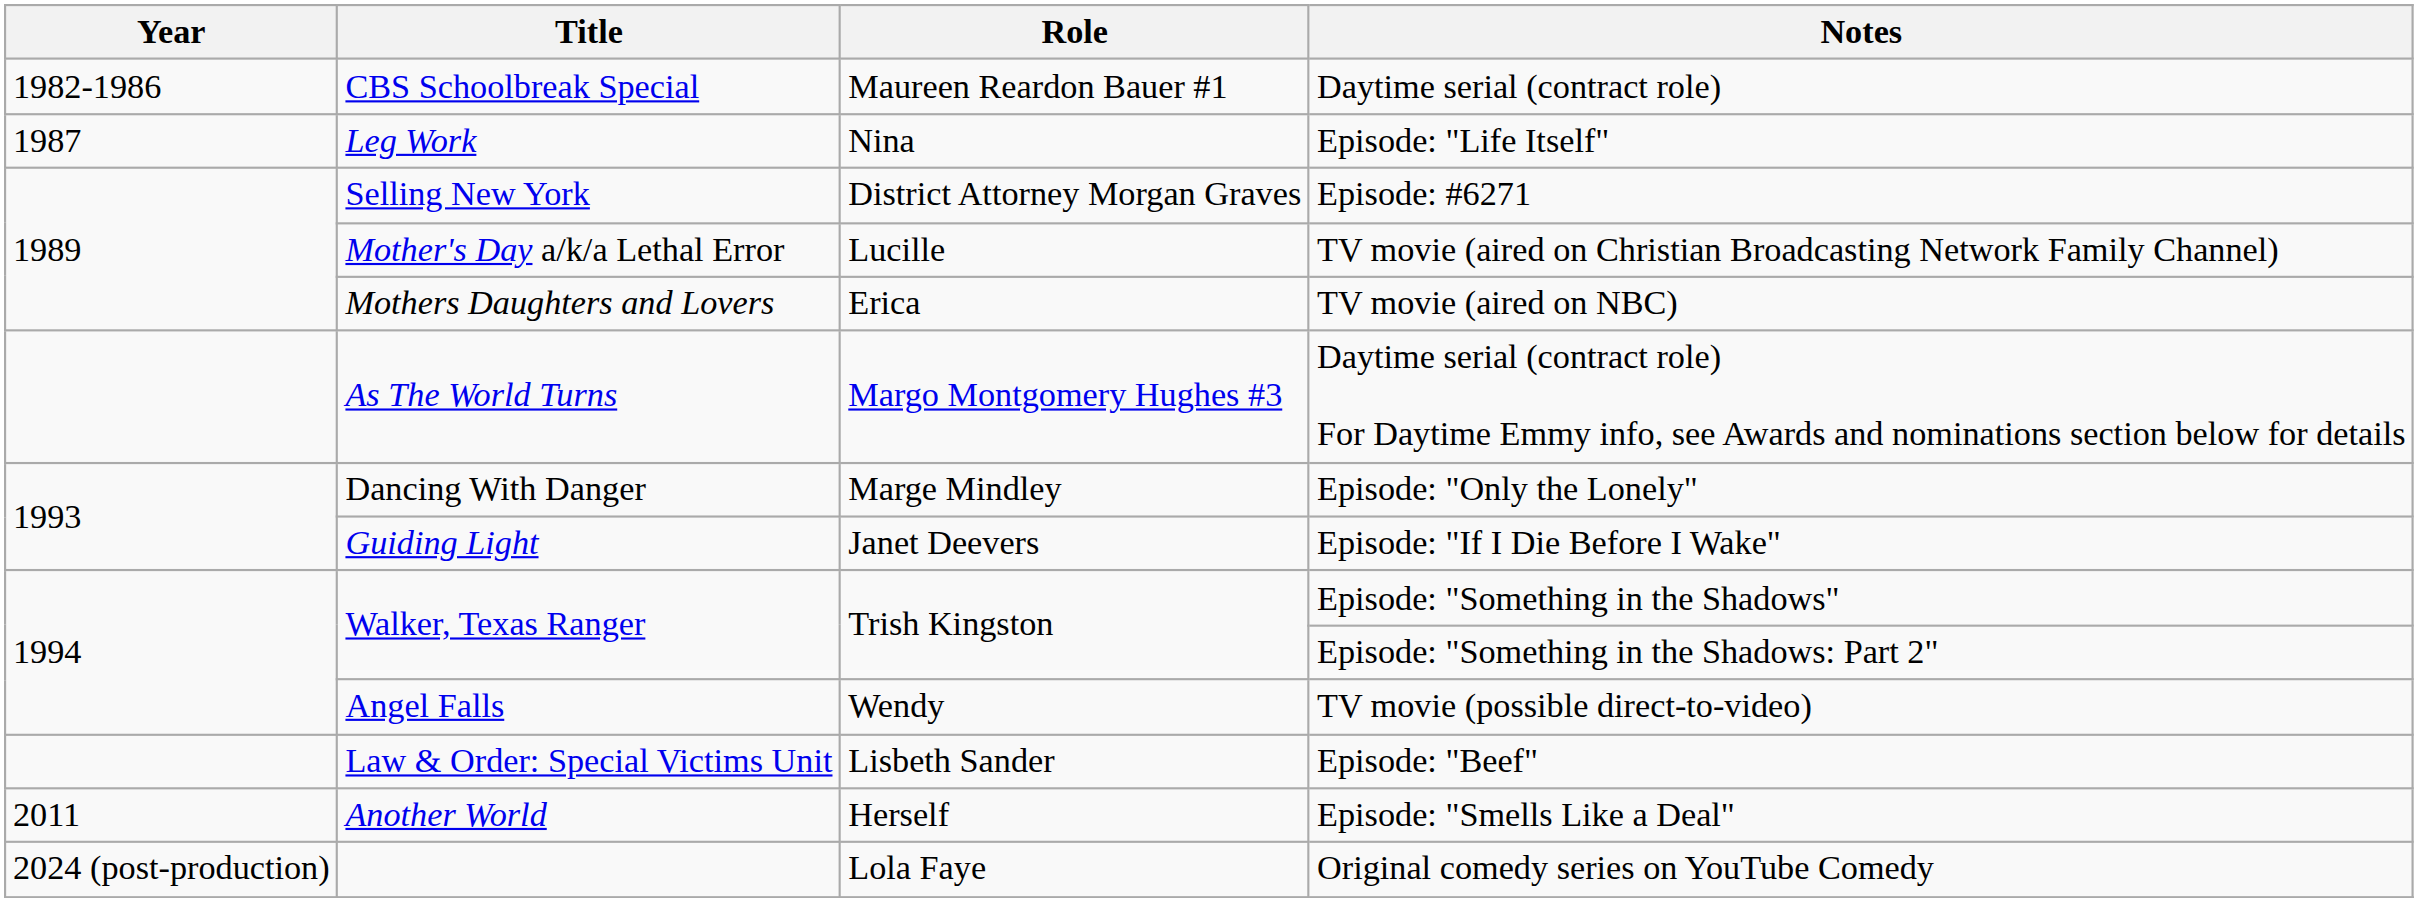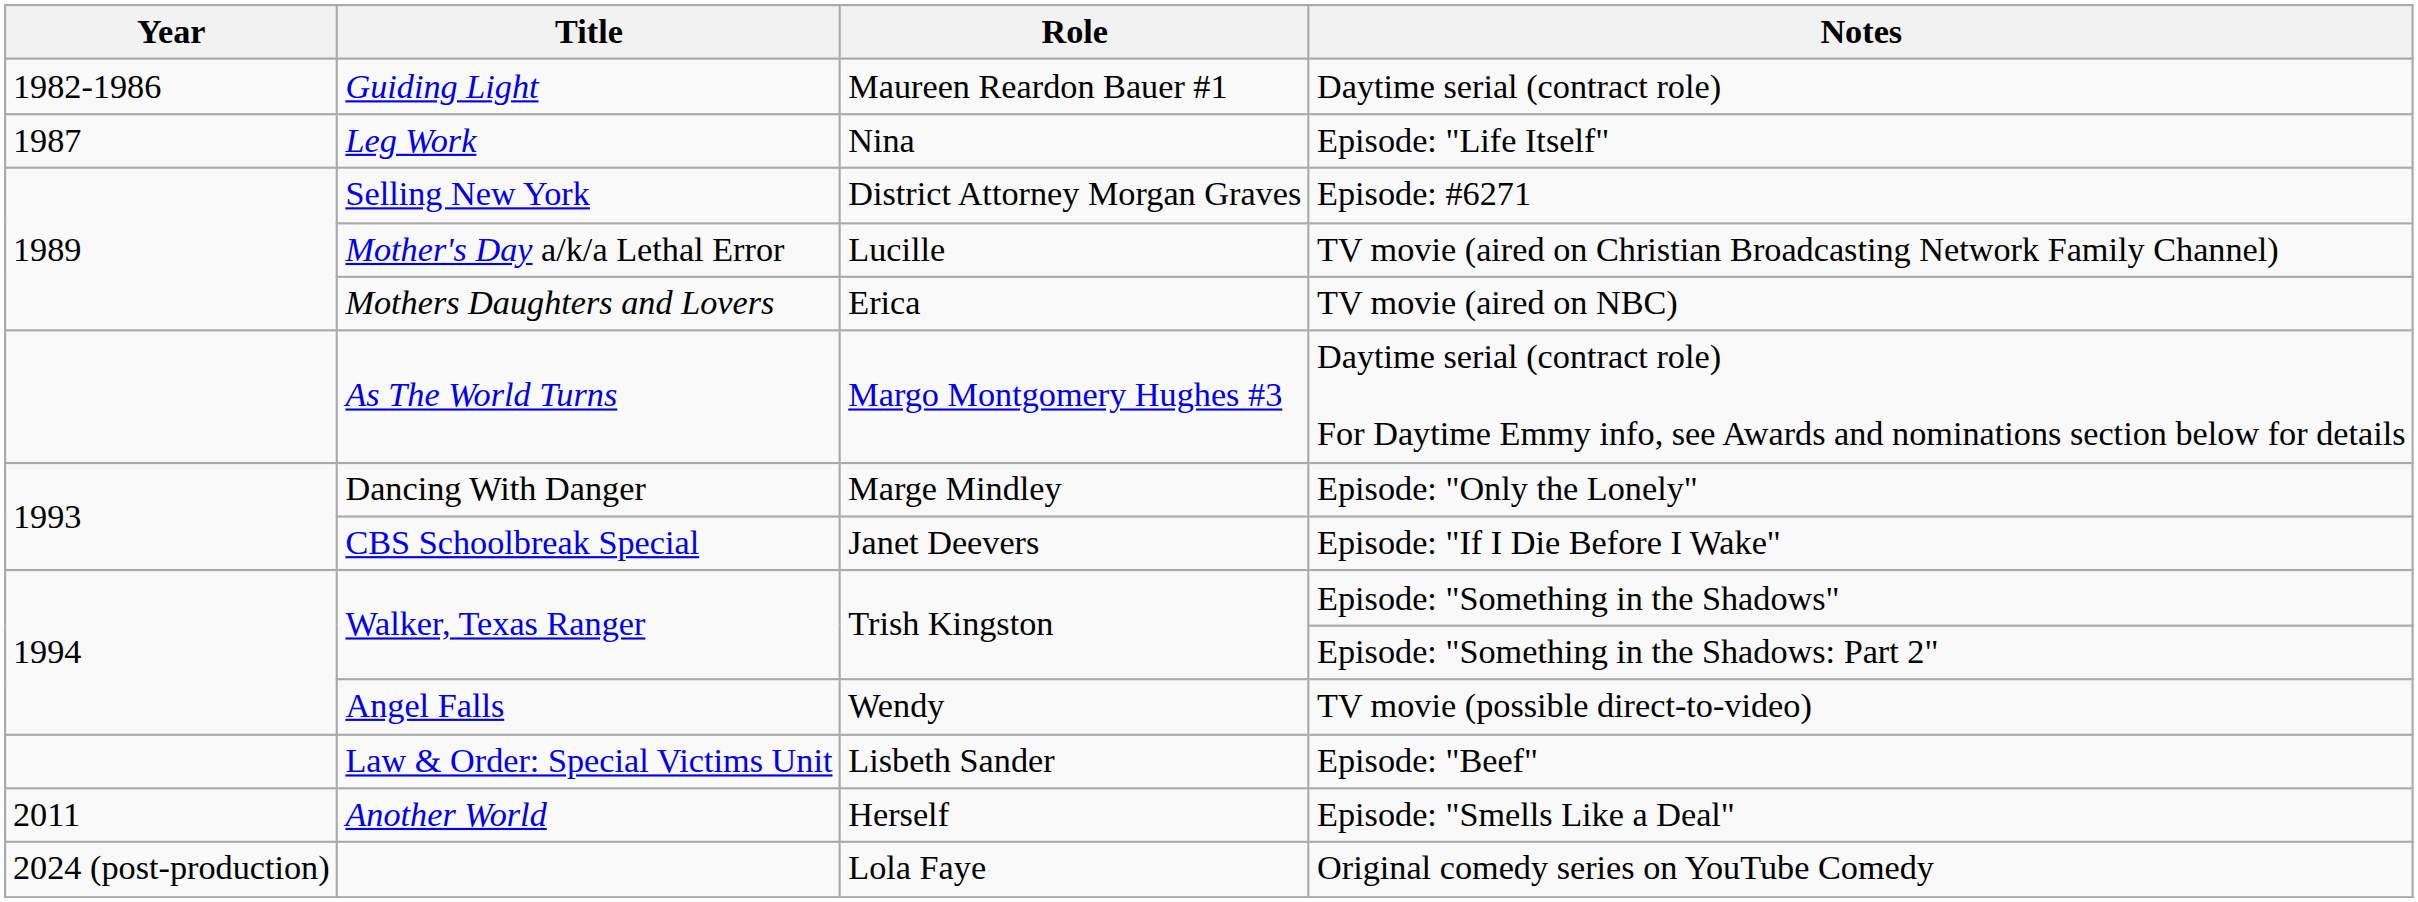(522, 85) CBS Schoolbreak Special -> (442, 85) Guiding Light
(442, 543) Guiding Light -> (522, 543) CBS Schoolbreak Special
